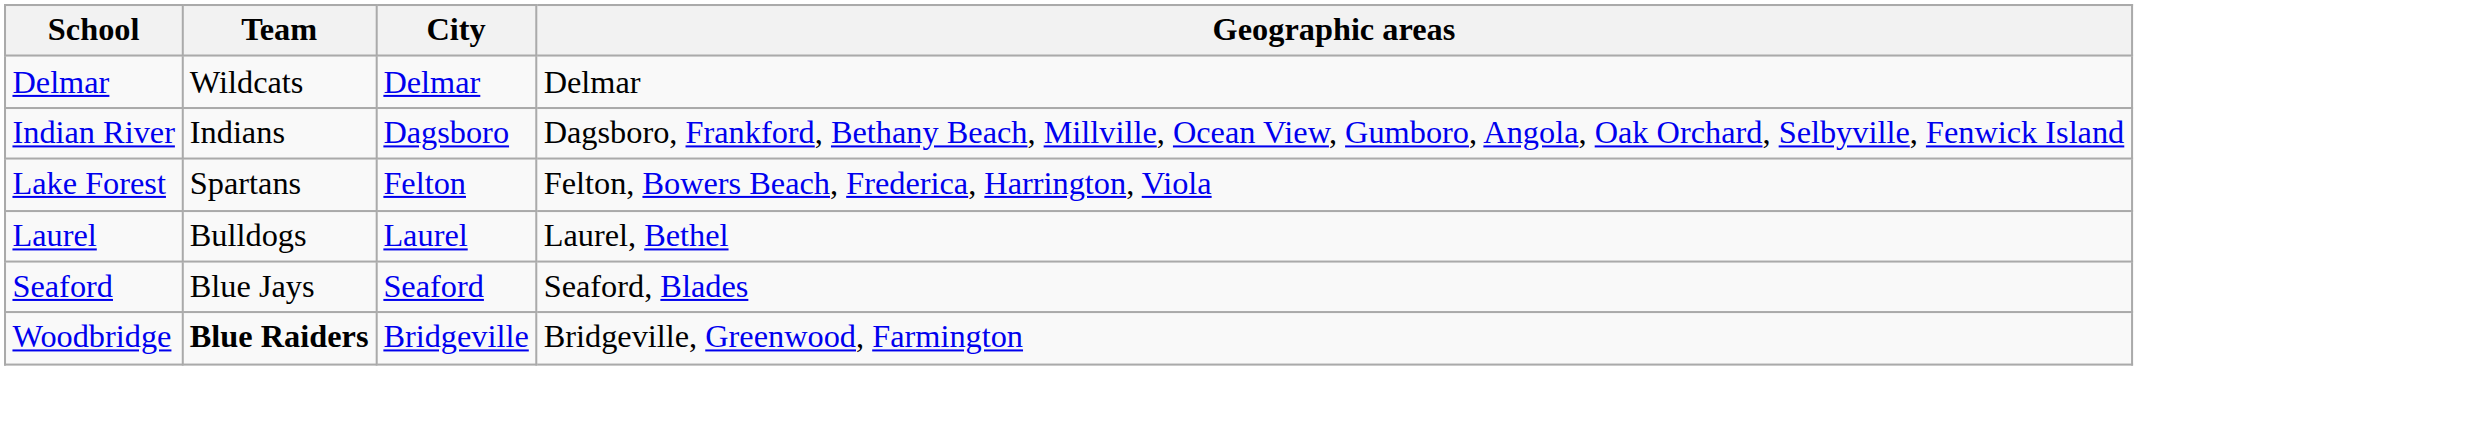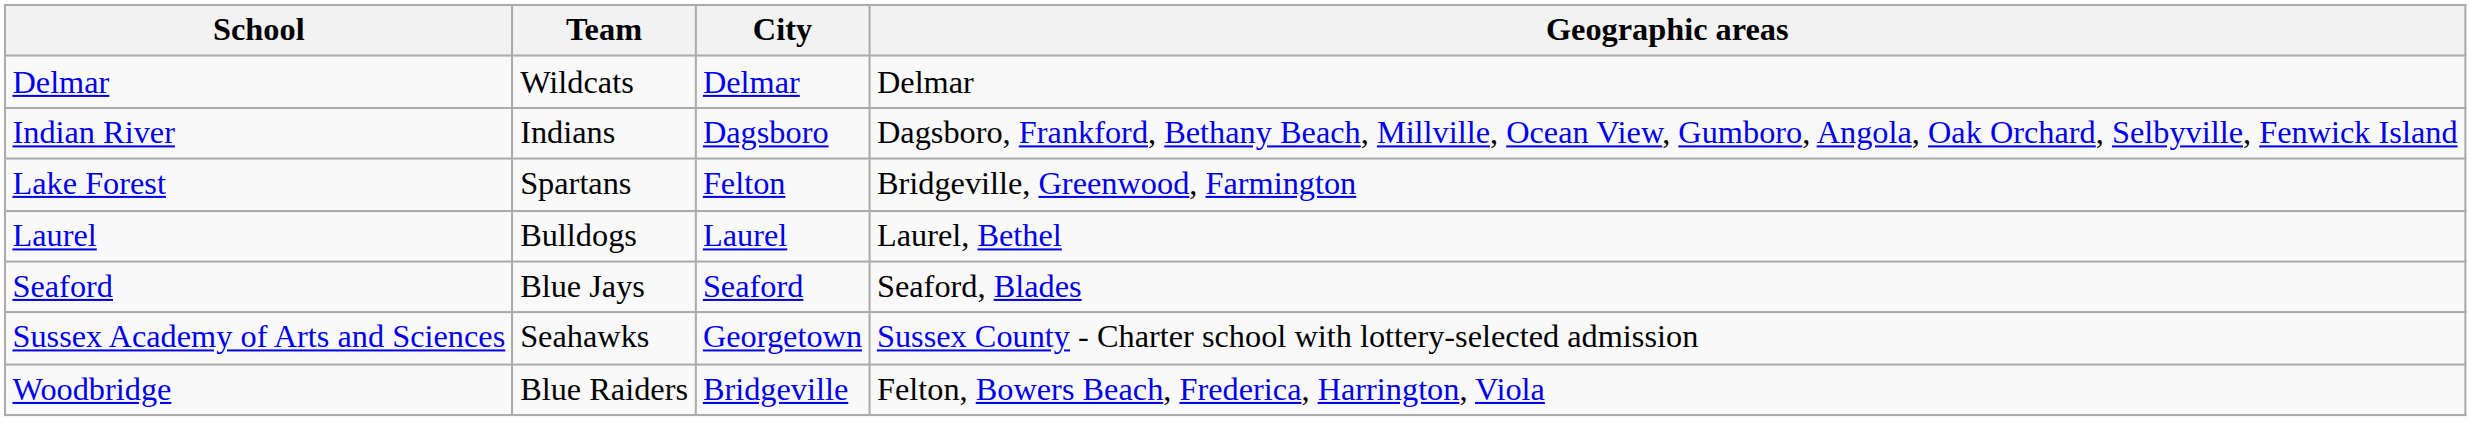(878, 183) Felton, Bowers Beach, Frederica, Harrington, Viola -> (1117, 183) Bridgeville, Greenwood, Farmington
+ row: (259, 337)
(279, 337) bold -> (604, 388) normal
(783, 337) Bridgeville, Greenwood, Farmington -> (1211, 388) Felton, Bowers Beach, Frederica, Harrington, Viola
